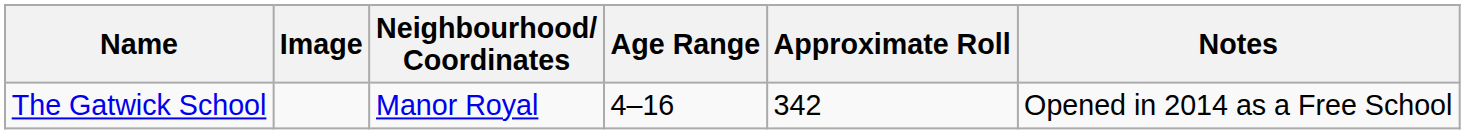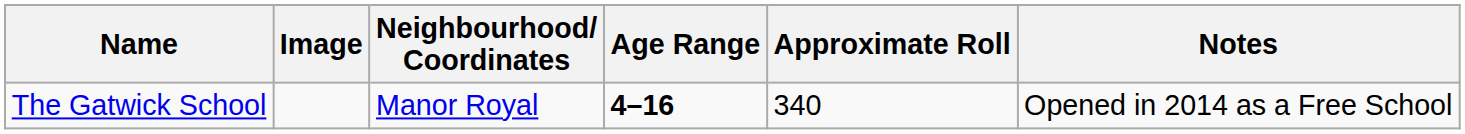(642, 105) normal -> (642, 105) bold
(797, 105) 342 -> (797, 105) 340
